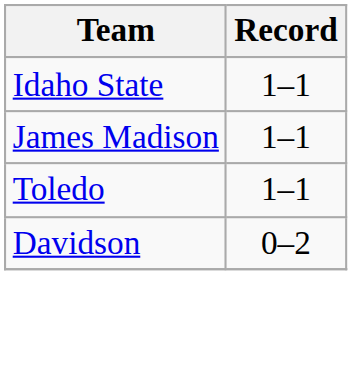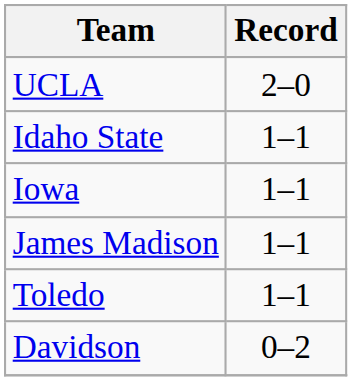+ row: (58, 83)
+ row: (46, 189)
